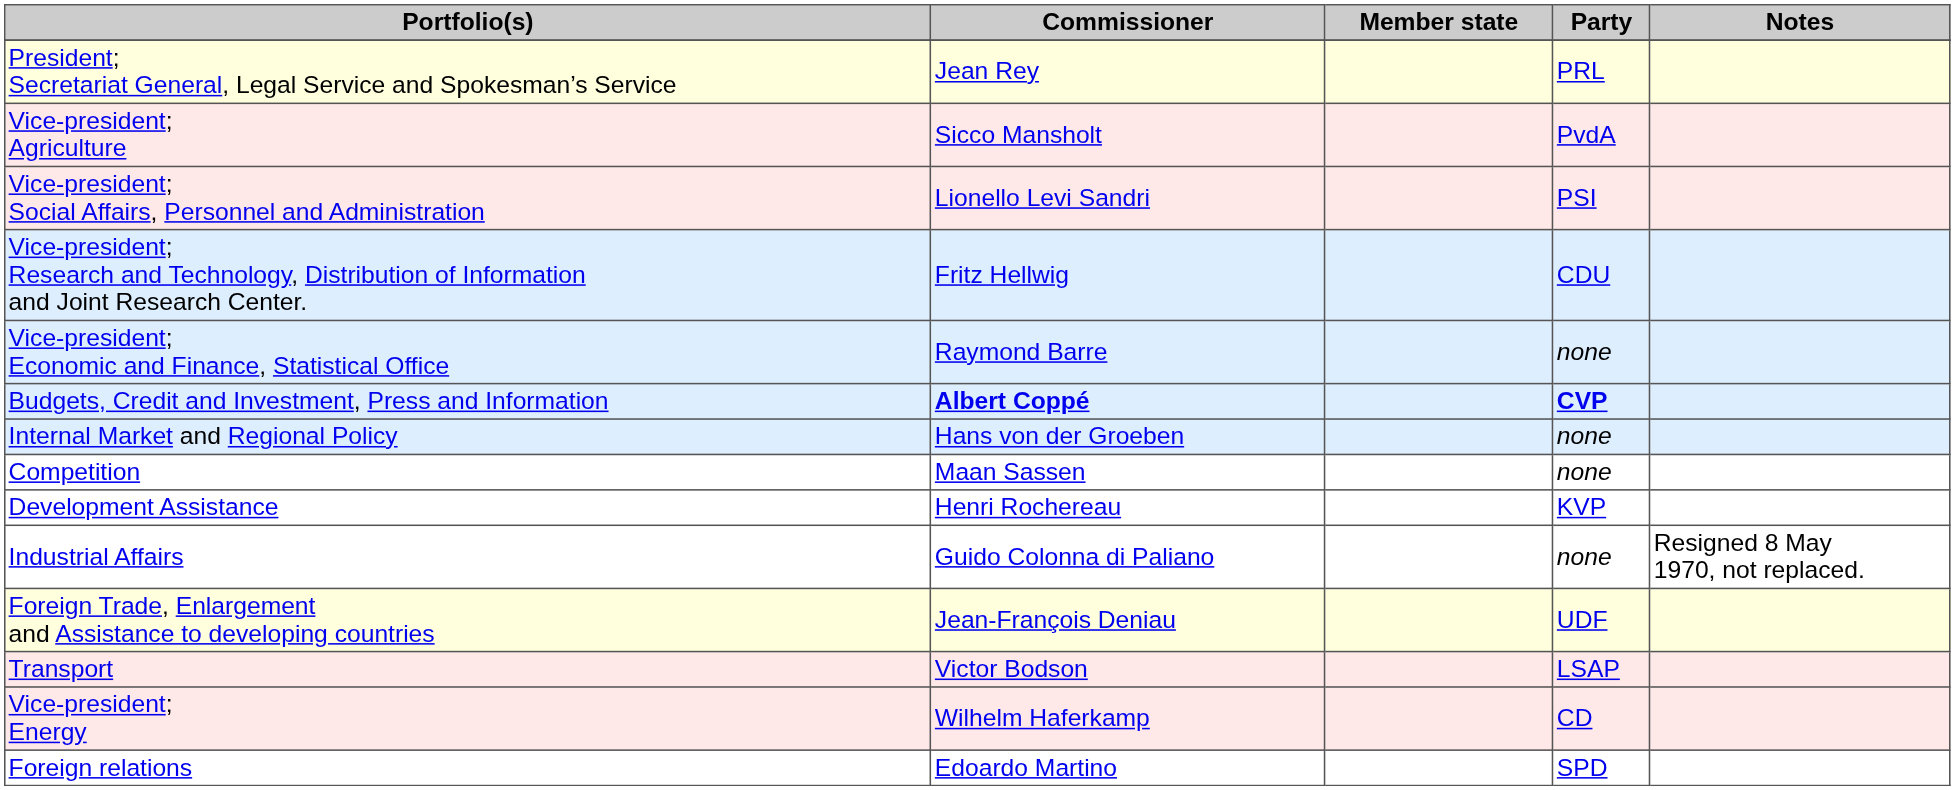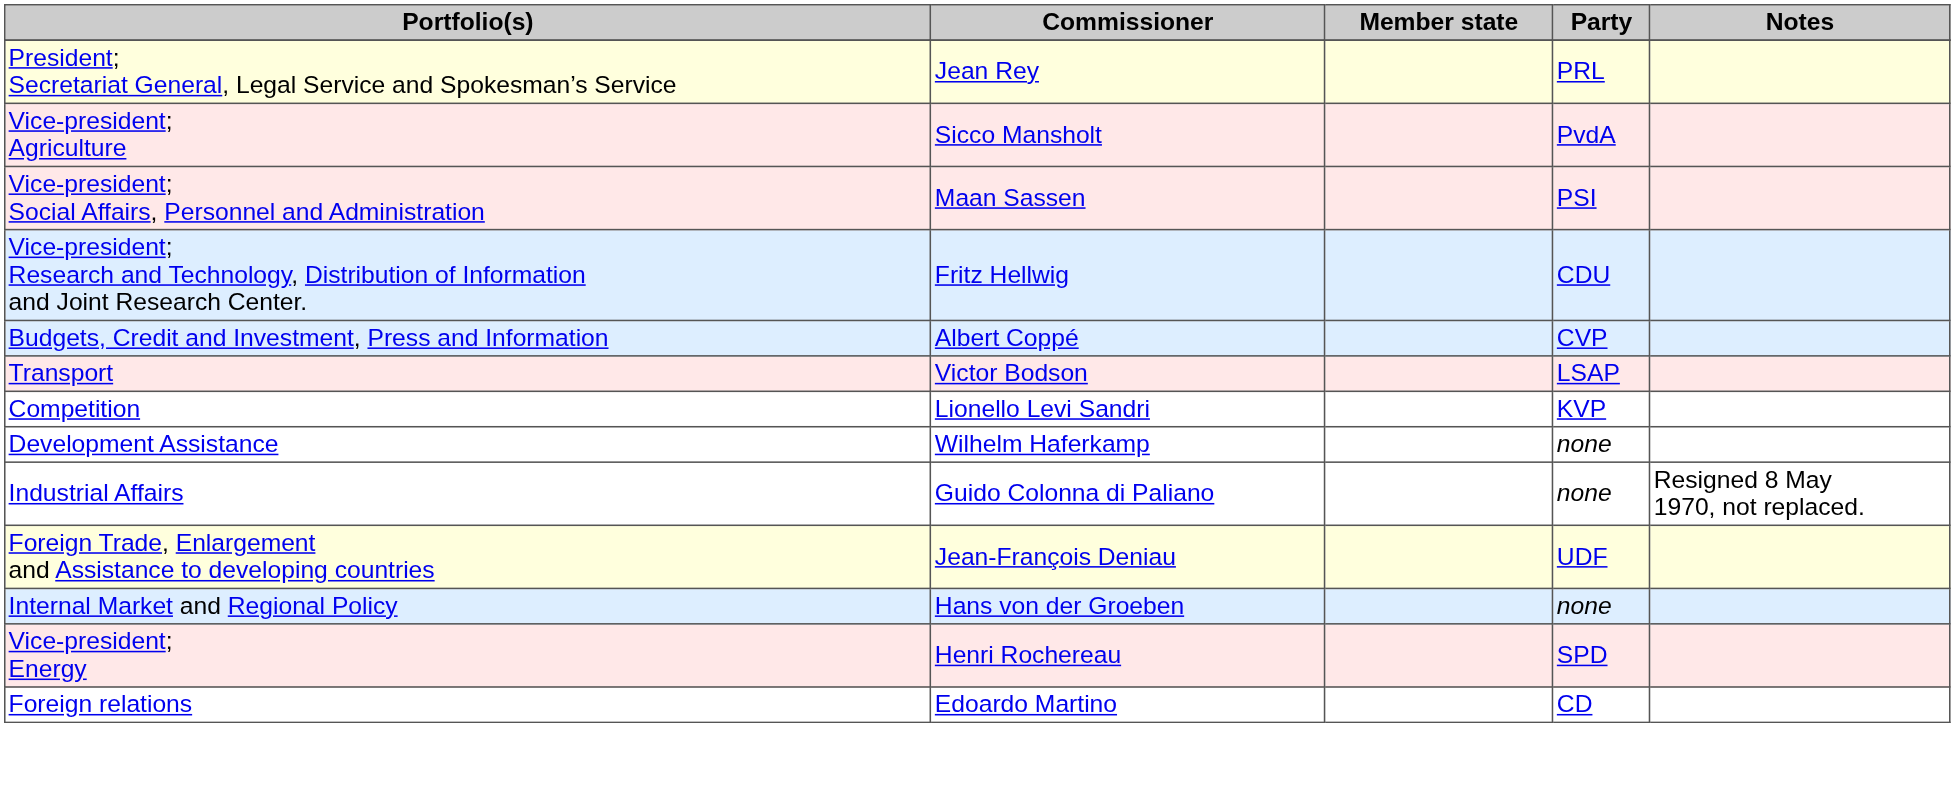(1042, 197) Lionello Levi Sandri -> (1010, 197) Maan Sassen
- row: (229, 351)
(1012, 401) bold -> (1007, 337) normal
(1582, 401) bold -> (1582, 337) normal
rows swapped: (203, 436) <-> (61, 669)
(1010, 471) Maan Sassen -> (1042, 408) Lionello Levi Sandri
(1584, 471) none -> (1582, 408) KVP
(1028, 507) Henri Rochereau -> (1042, 444) Wilhelm Haferkamp
(1582, 507) KVP -> (1584, 444) none
(1042, 718) Wilhelm Haferkamp -> (1028, 655) Henri Rochereau
(1575, 718) CD -> (1582, 655) SPD
(1582, 767) SPD -> (1575, 704) CD
